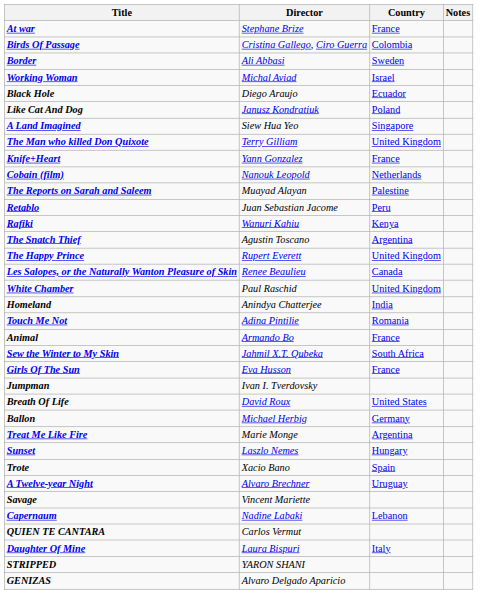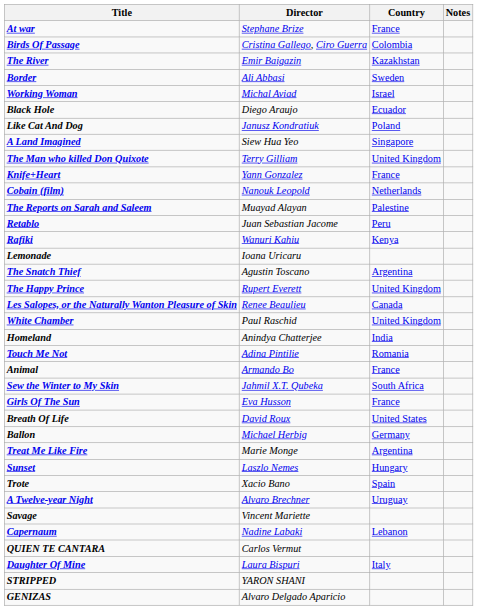+ row: (28, 61)
+ row: (29, 256)
- row: (28, 386)
